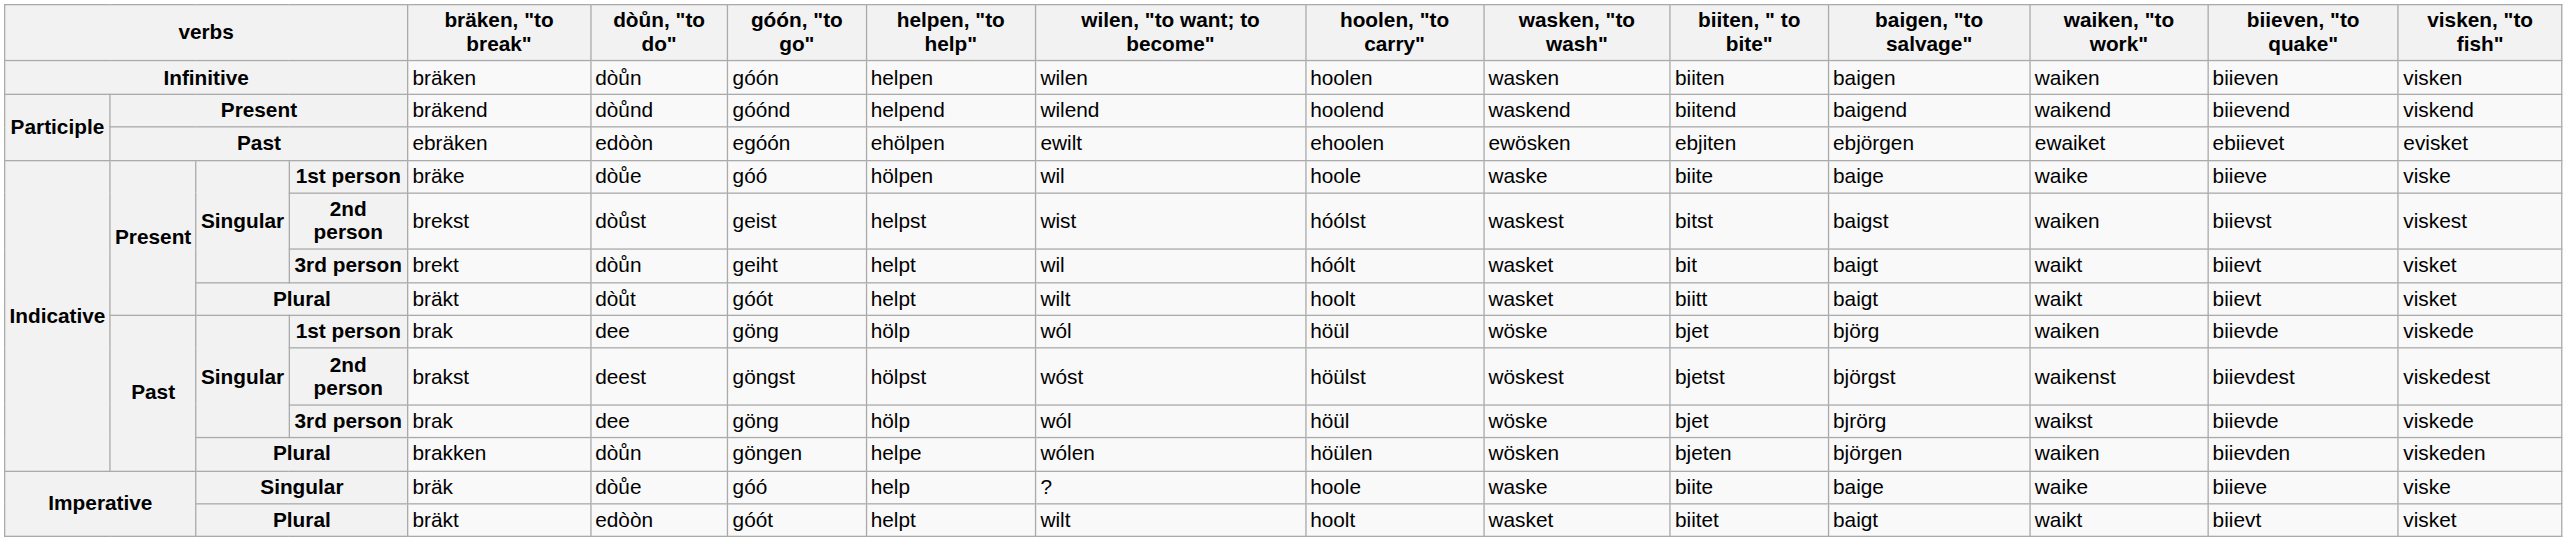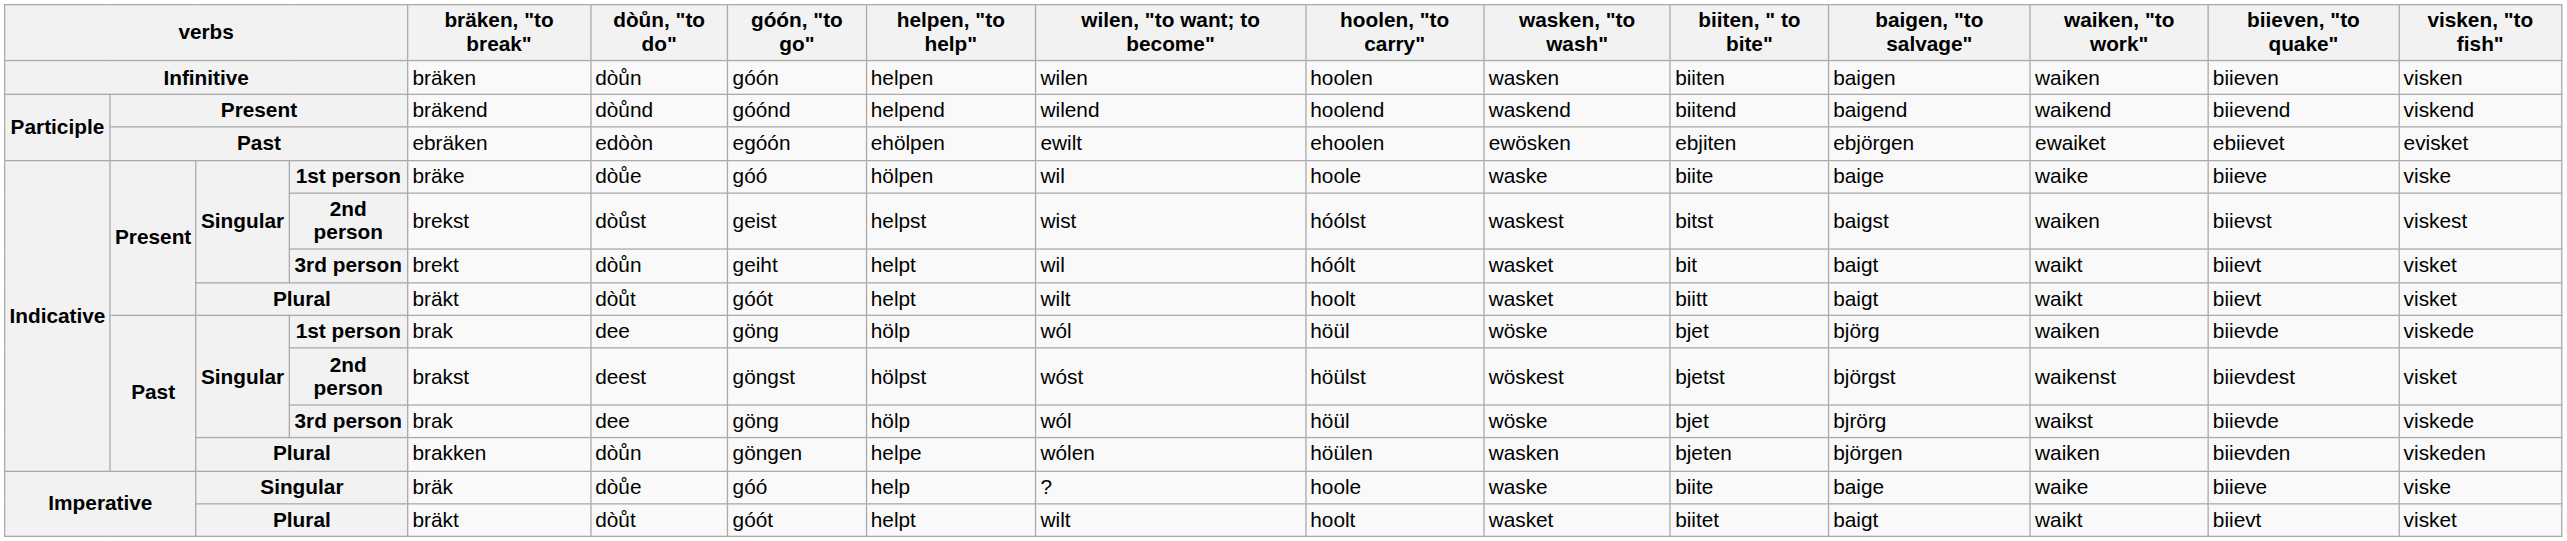(2447, 376) viskedest -> (2430, 376) visket
(1524, 454) wösken -> (1524, 454) wasken
(624, 520) edòòn -> (615, 520) dòůt
